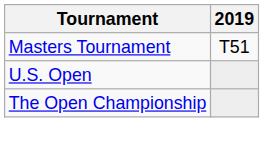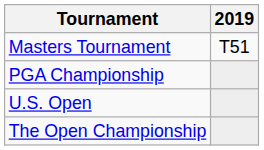+ row: (86, 75)
